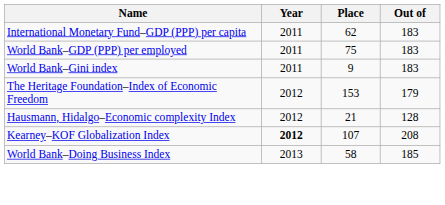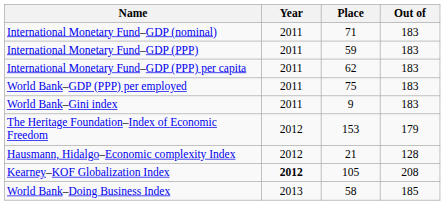+ row: (112, 31)
+ row: (103, 50)
(351, 136) 107 -> (351, 172) 105
